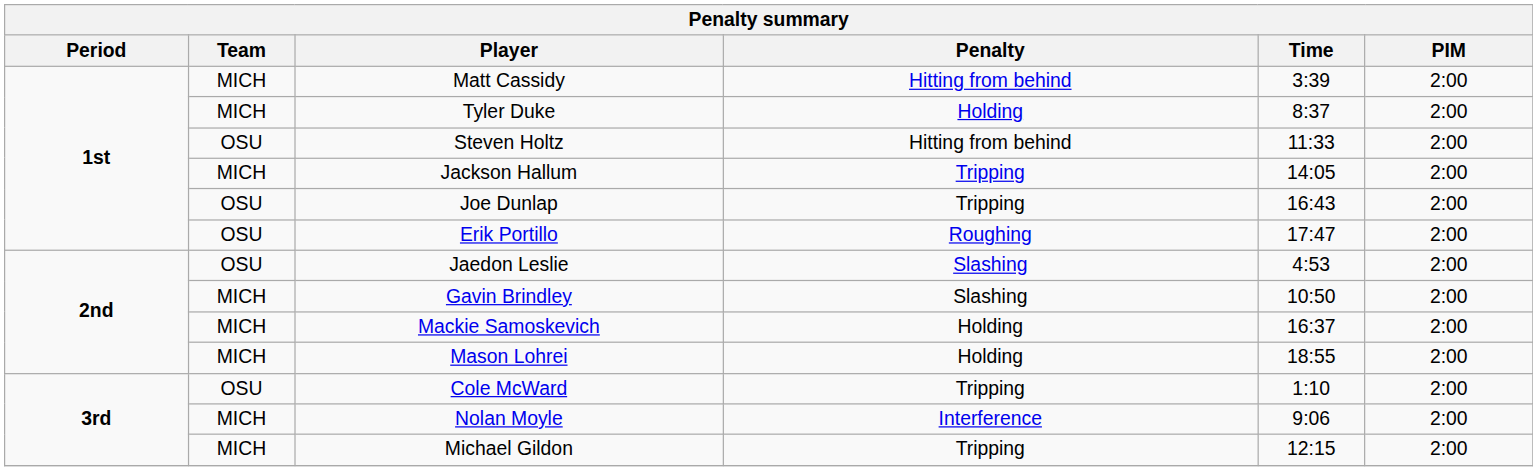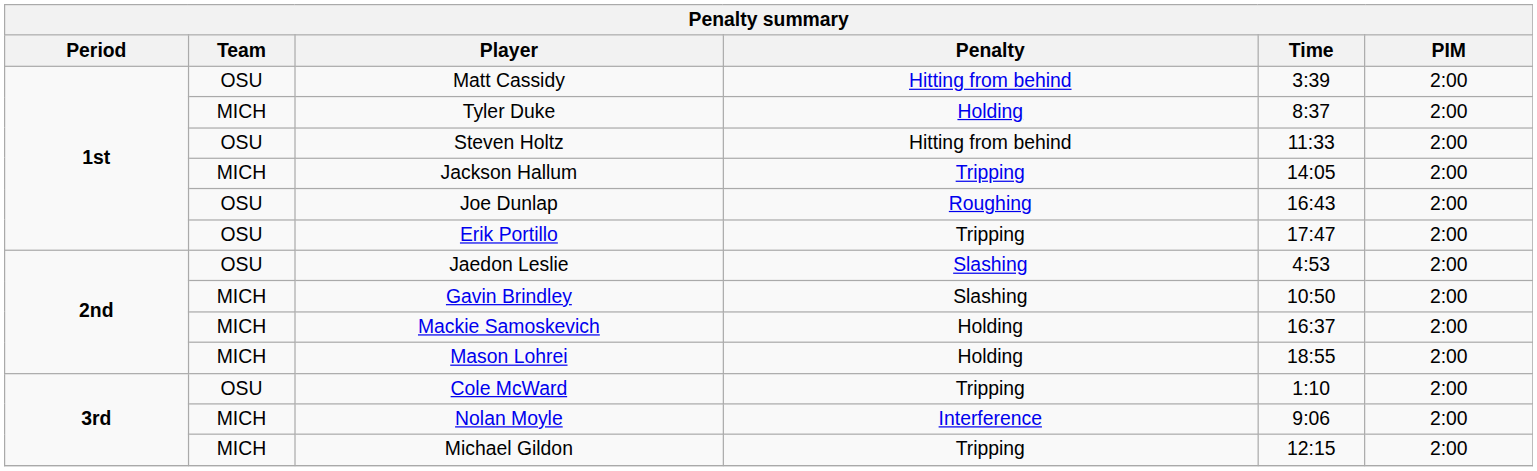(241, 81) MICH -> (241, 81) OSU
(990, 204) Tripping -> (990, 204) Roughing
(990, 234) Roughing -> (990, 234) Tripping
